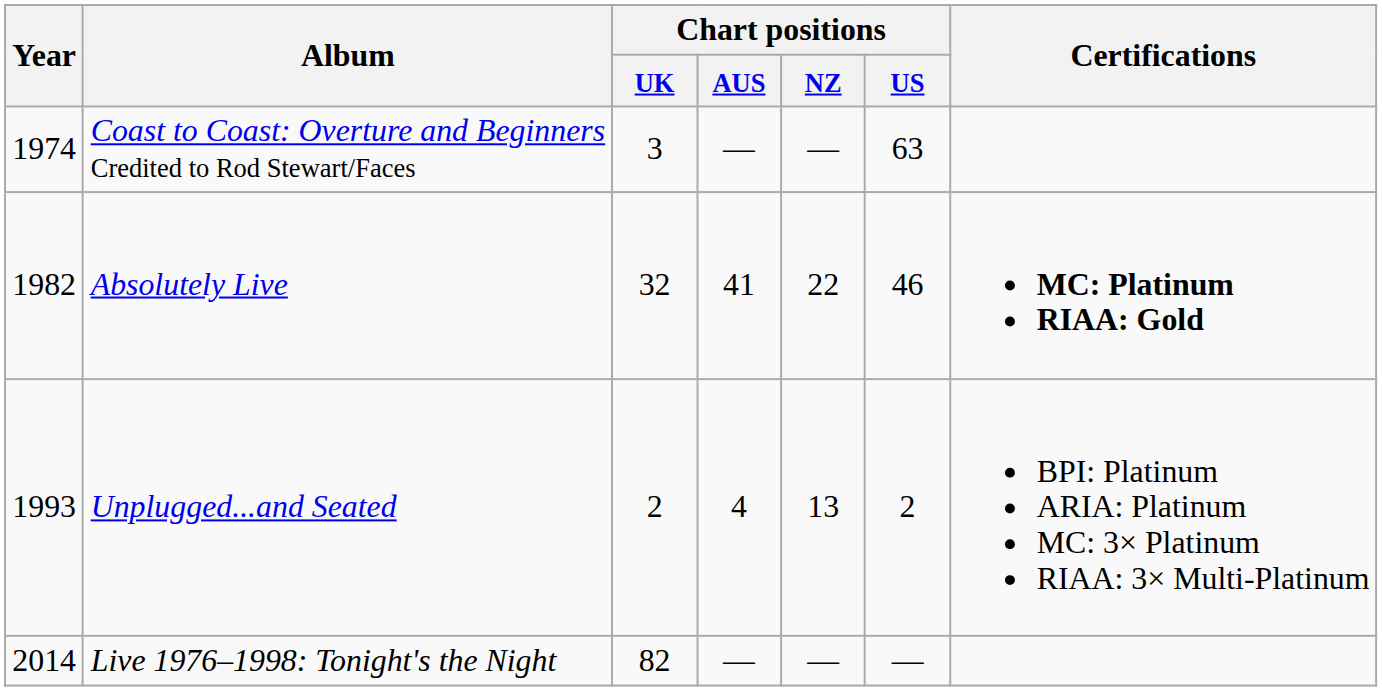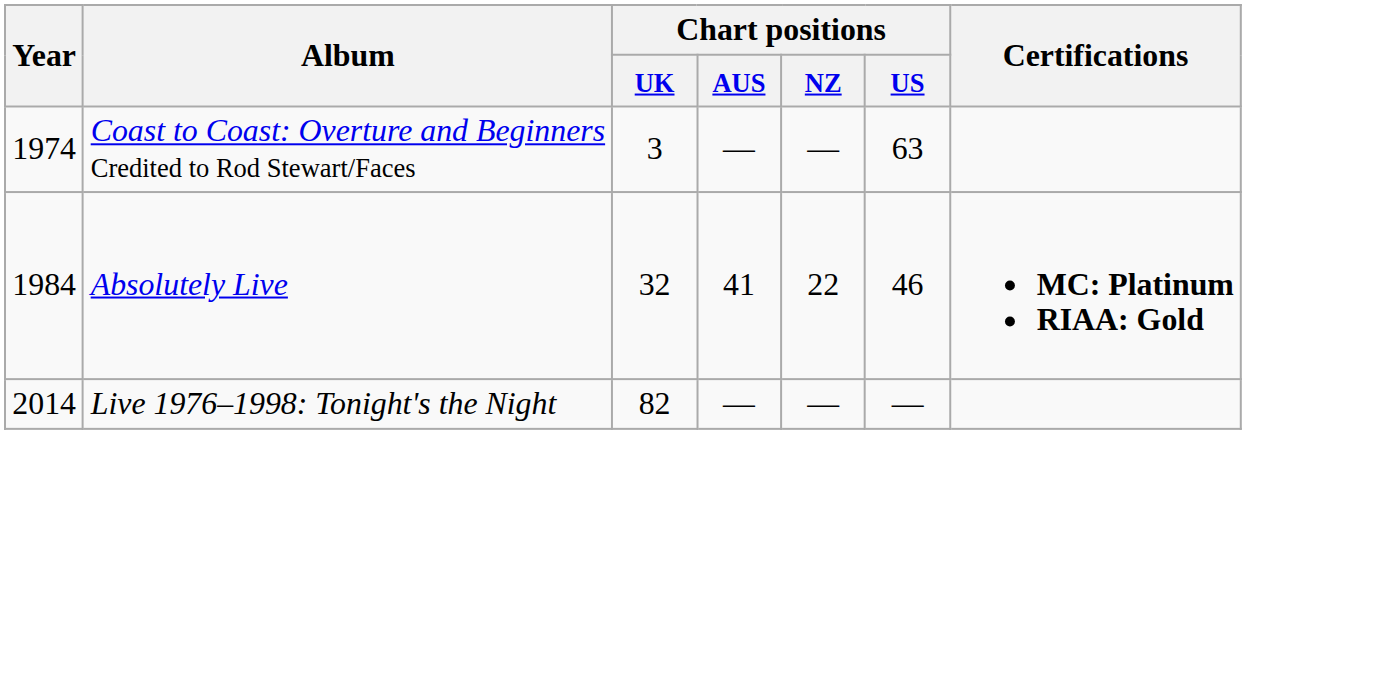(44, 284) 1982 -> (44, 284) 1984
- row: (244, 506)
